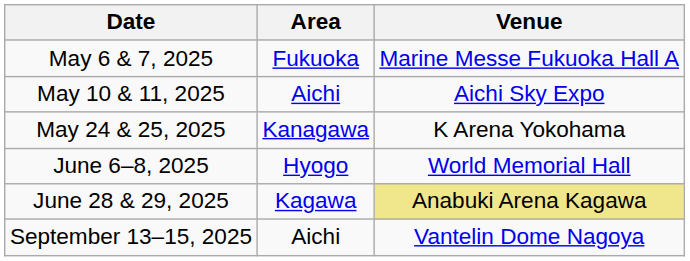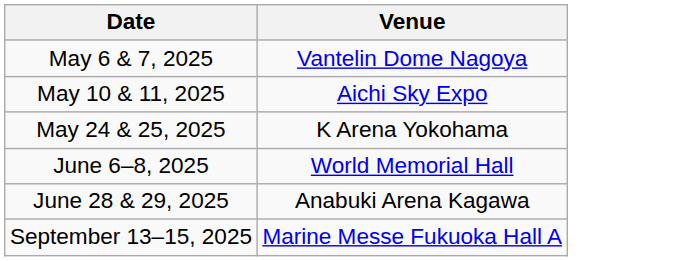- column: (316, 22)
(529, 58) Marine Messe Fukuoka Hall A -> (412, 58) Vantelin Dome Nagoya
(529, 201) khaki background -> (412, 201) no background
(529, 237) Vantelin Dome Nagoya -> (412, 237) Marine Messe Fukuoka Hall A
